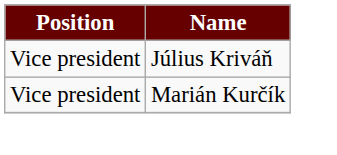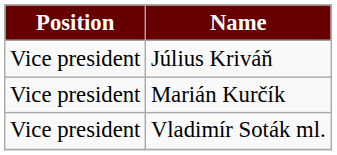+ row: (238, 130)
